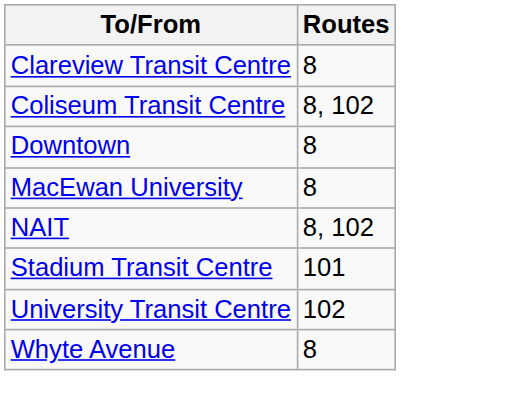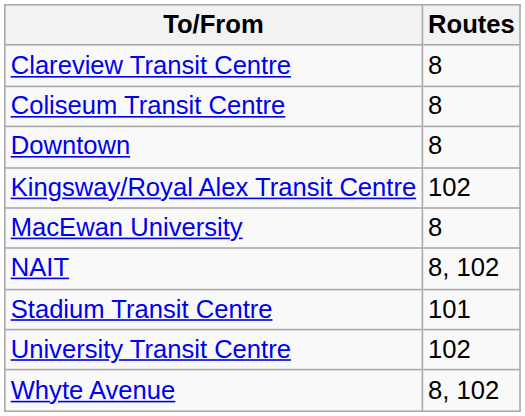(338, 106) 8, 102 -> (435, 106) 8
+ row: (213, 187)
(310, 349) 8 -> (464, 390) 8, 102
